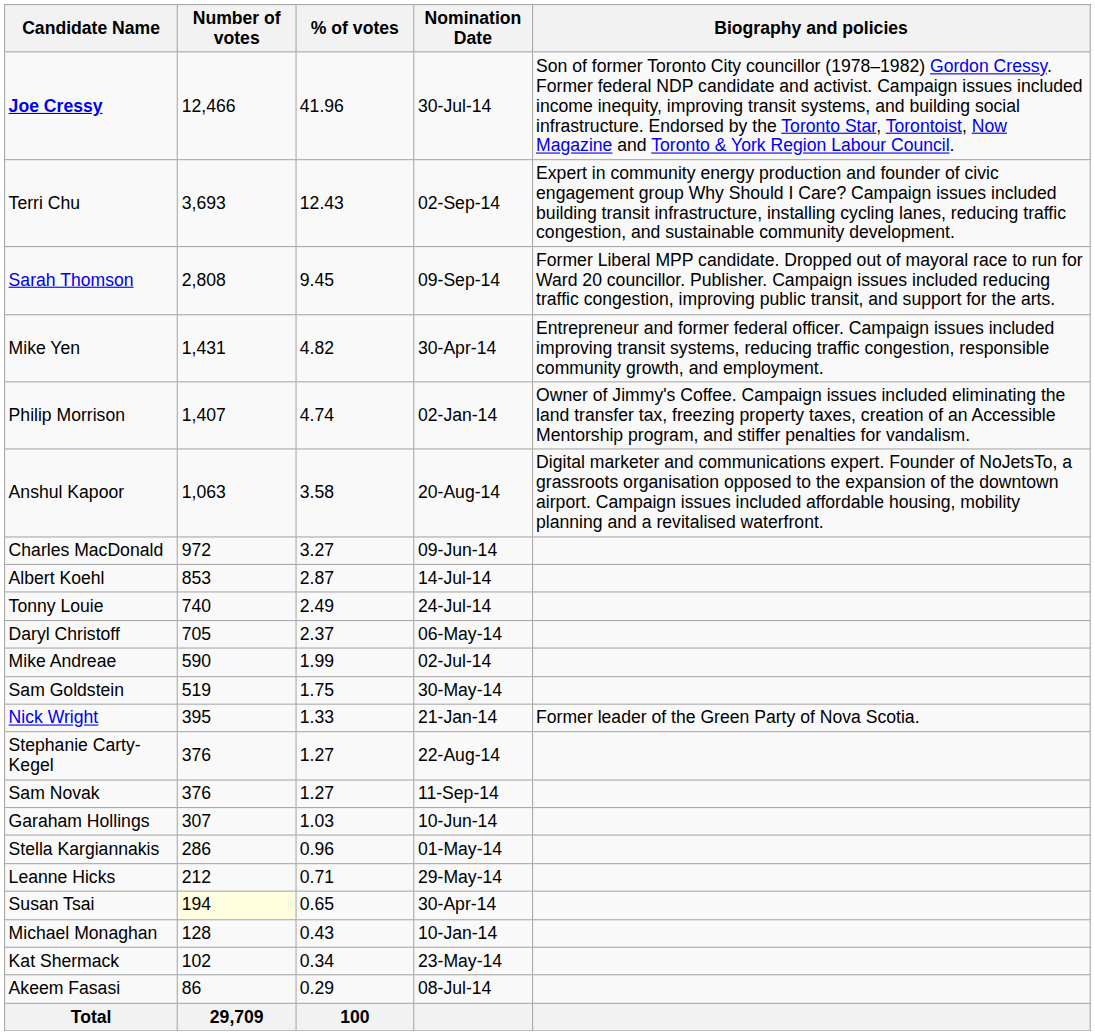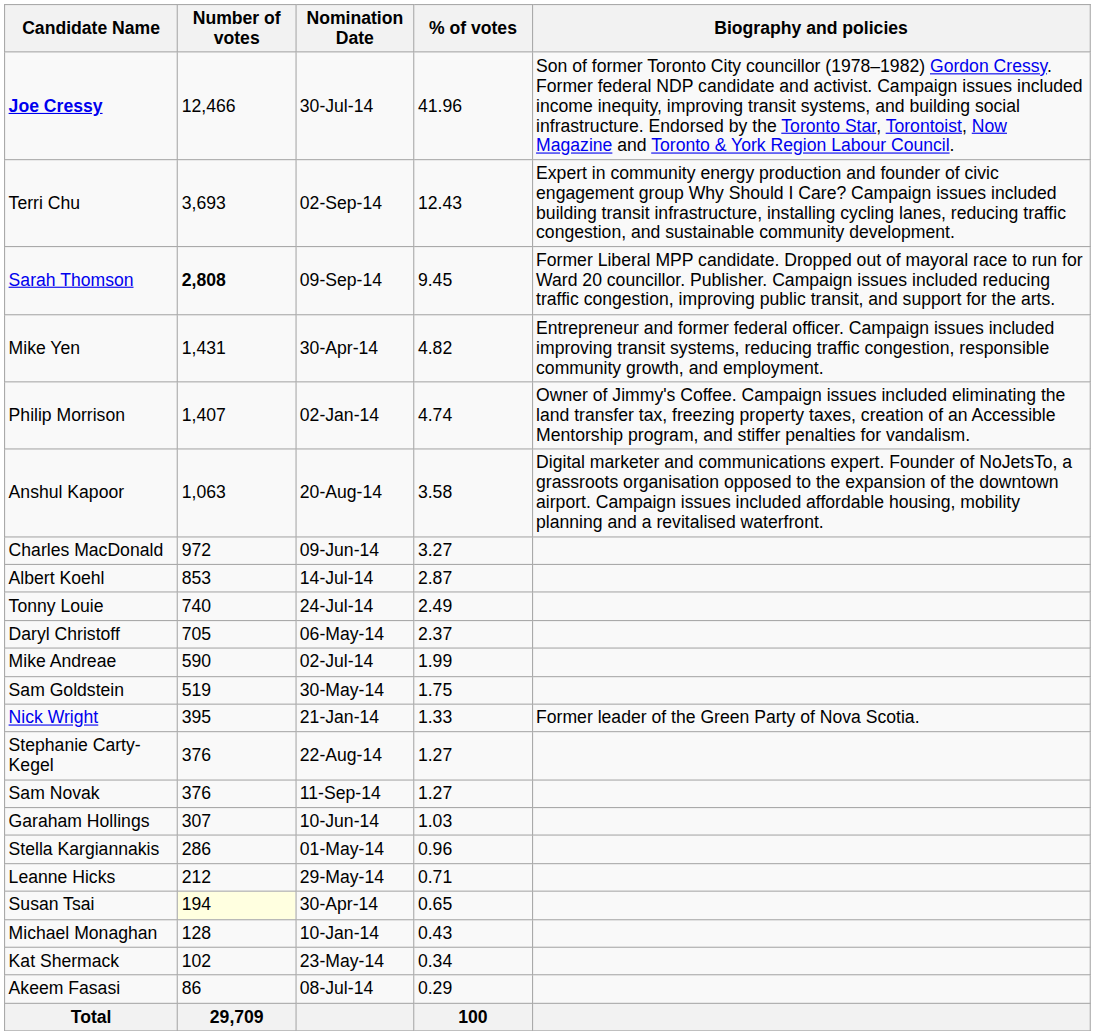columns swapped: (355, 28) <-> (473, 28)
(204, 280) normal -> (204, 280) bold
